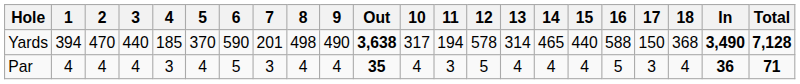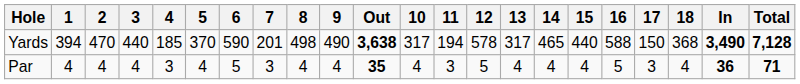(518, 42) 314 -> (518, 42) 317
